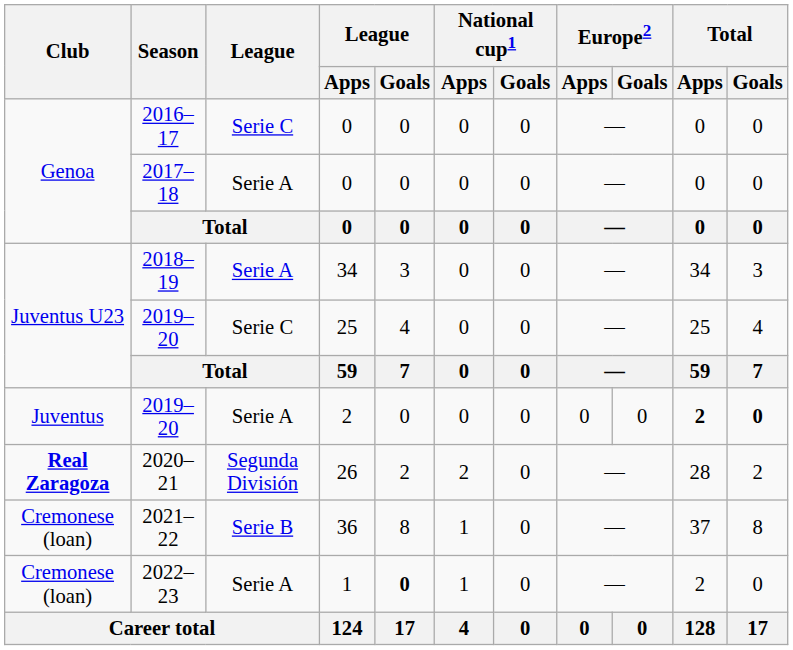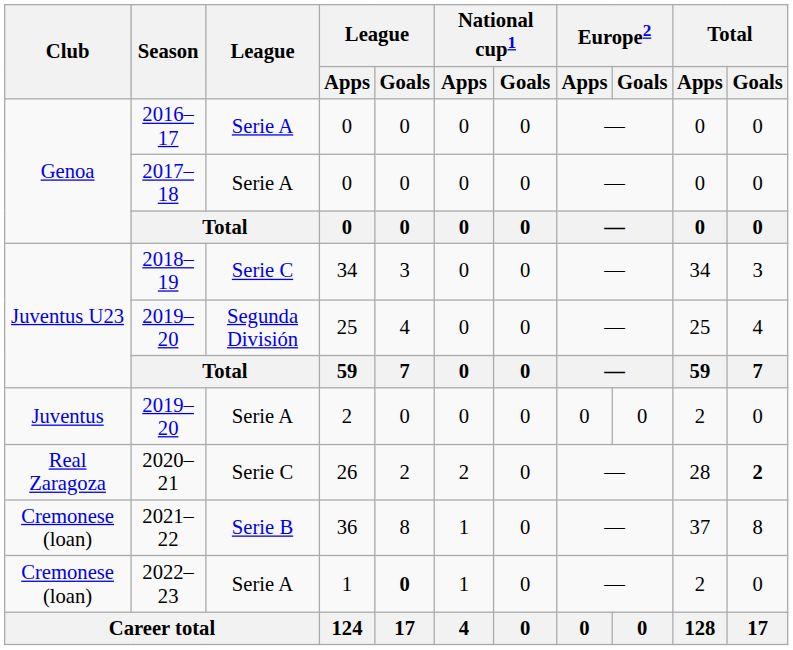(263, 126) Serie C -> (263, 126) Serie A
(263, 271) Serie A -> (263, 271) Serie C
(263, 327) Serie C -> (263, 327) Segunda División
(700, 416) bold -> (700, 416) normal
(758, 416) bold -> (758, 416) normal
(68, 471) bold -> (68, 471) normal
(263, 471) Segunda División -> (263, 471) Serie C
(758, 471) normal -> (758, 471) bold
